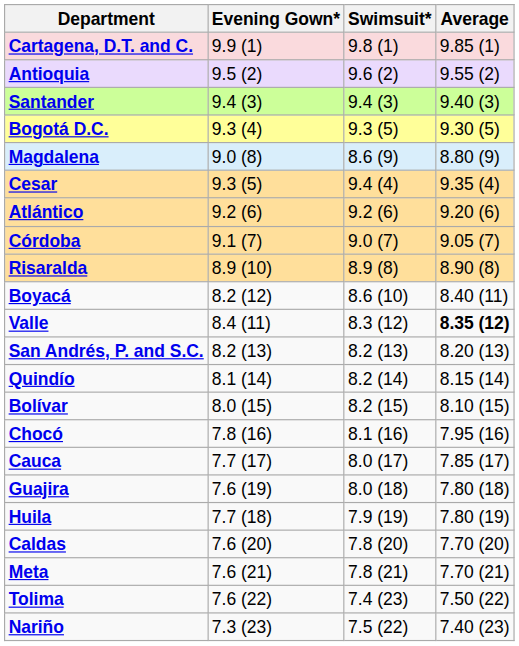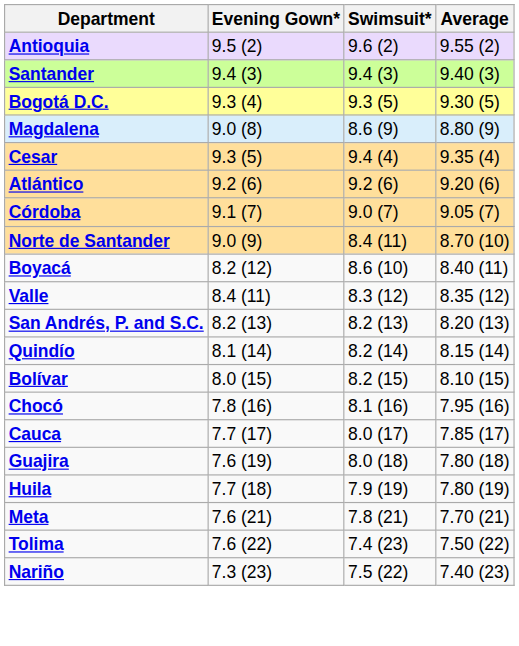- row: (101, 46)
- row: (48, 268)
+ row: (89, 240)
(475, 323) bold -> (475, 295) normal
- row: (37, 544)
